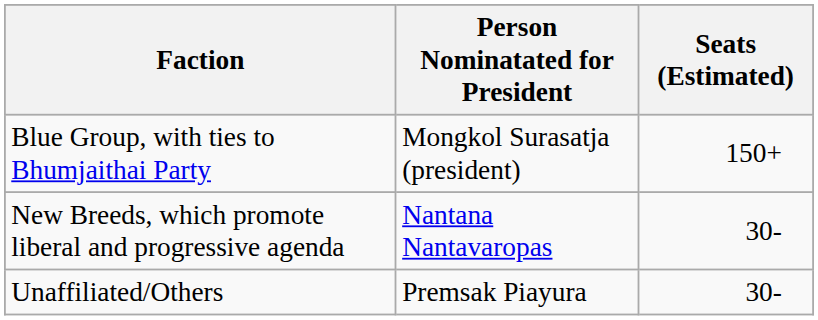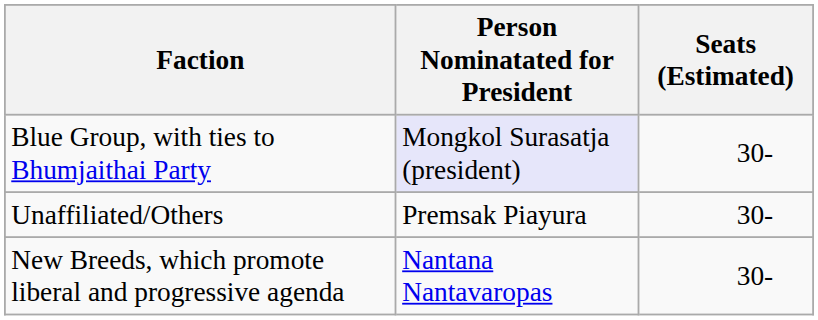(506, 153) no background -> (506, 153) lavender background
(754, 153) 150+ -> (755, 153) 30-
rows swapped: (178, 230) <-> (117, 292)
